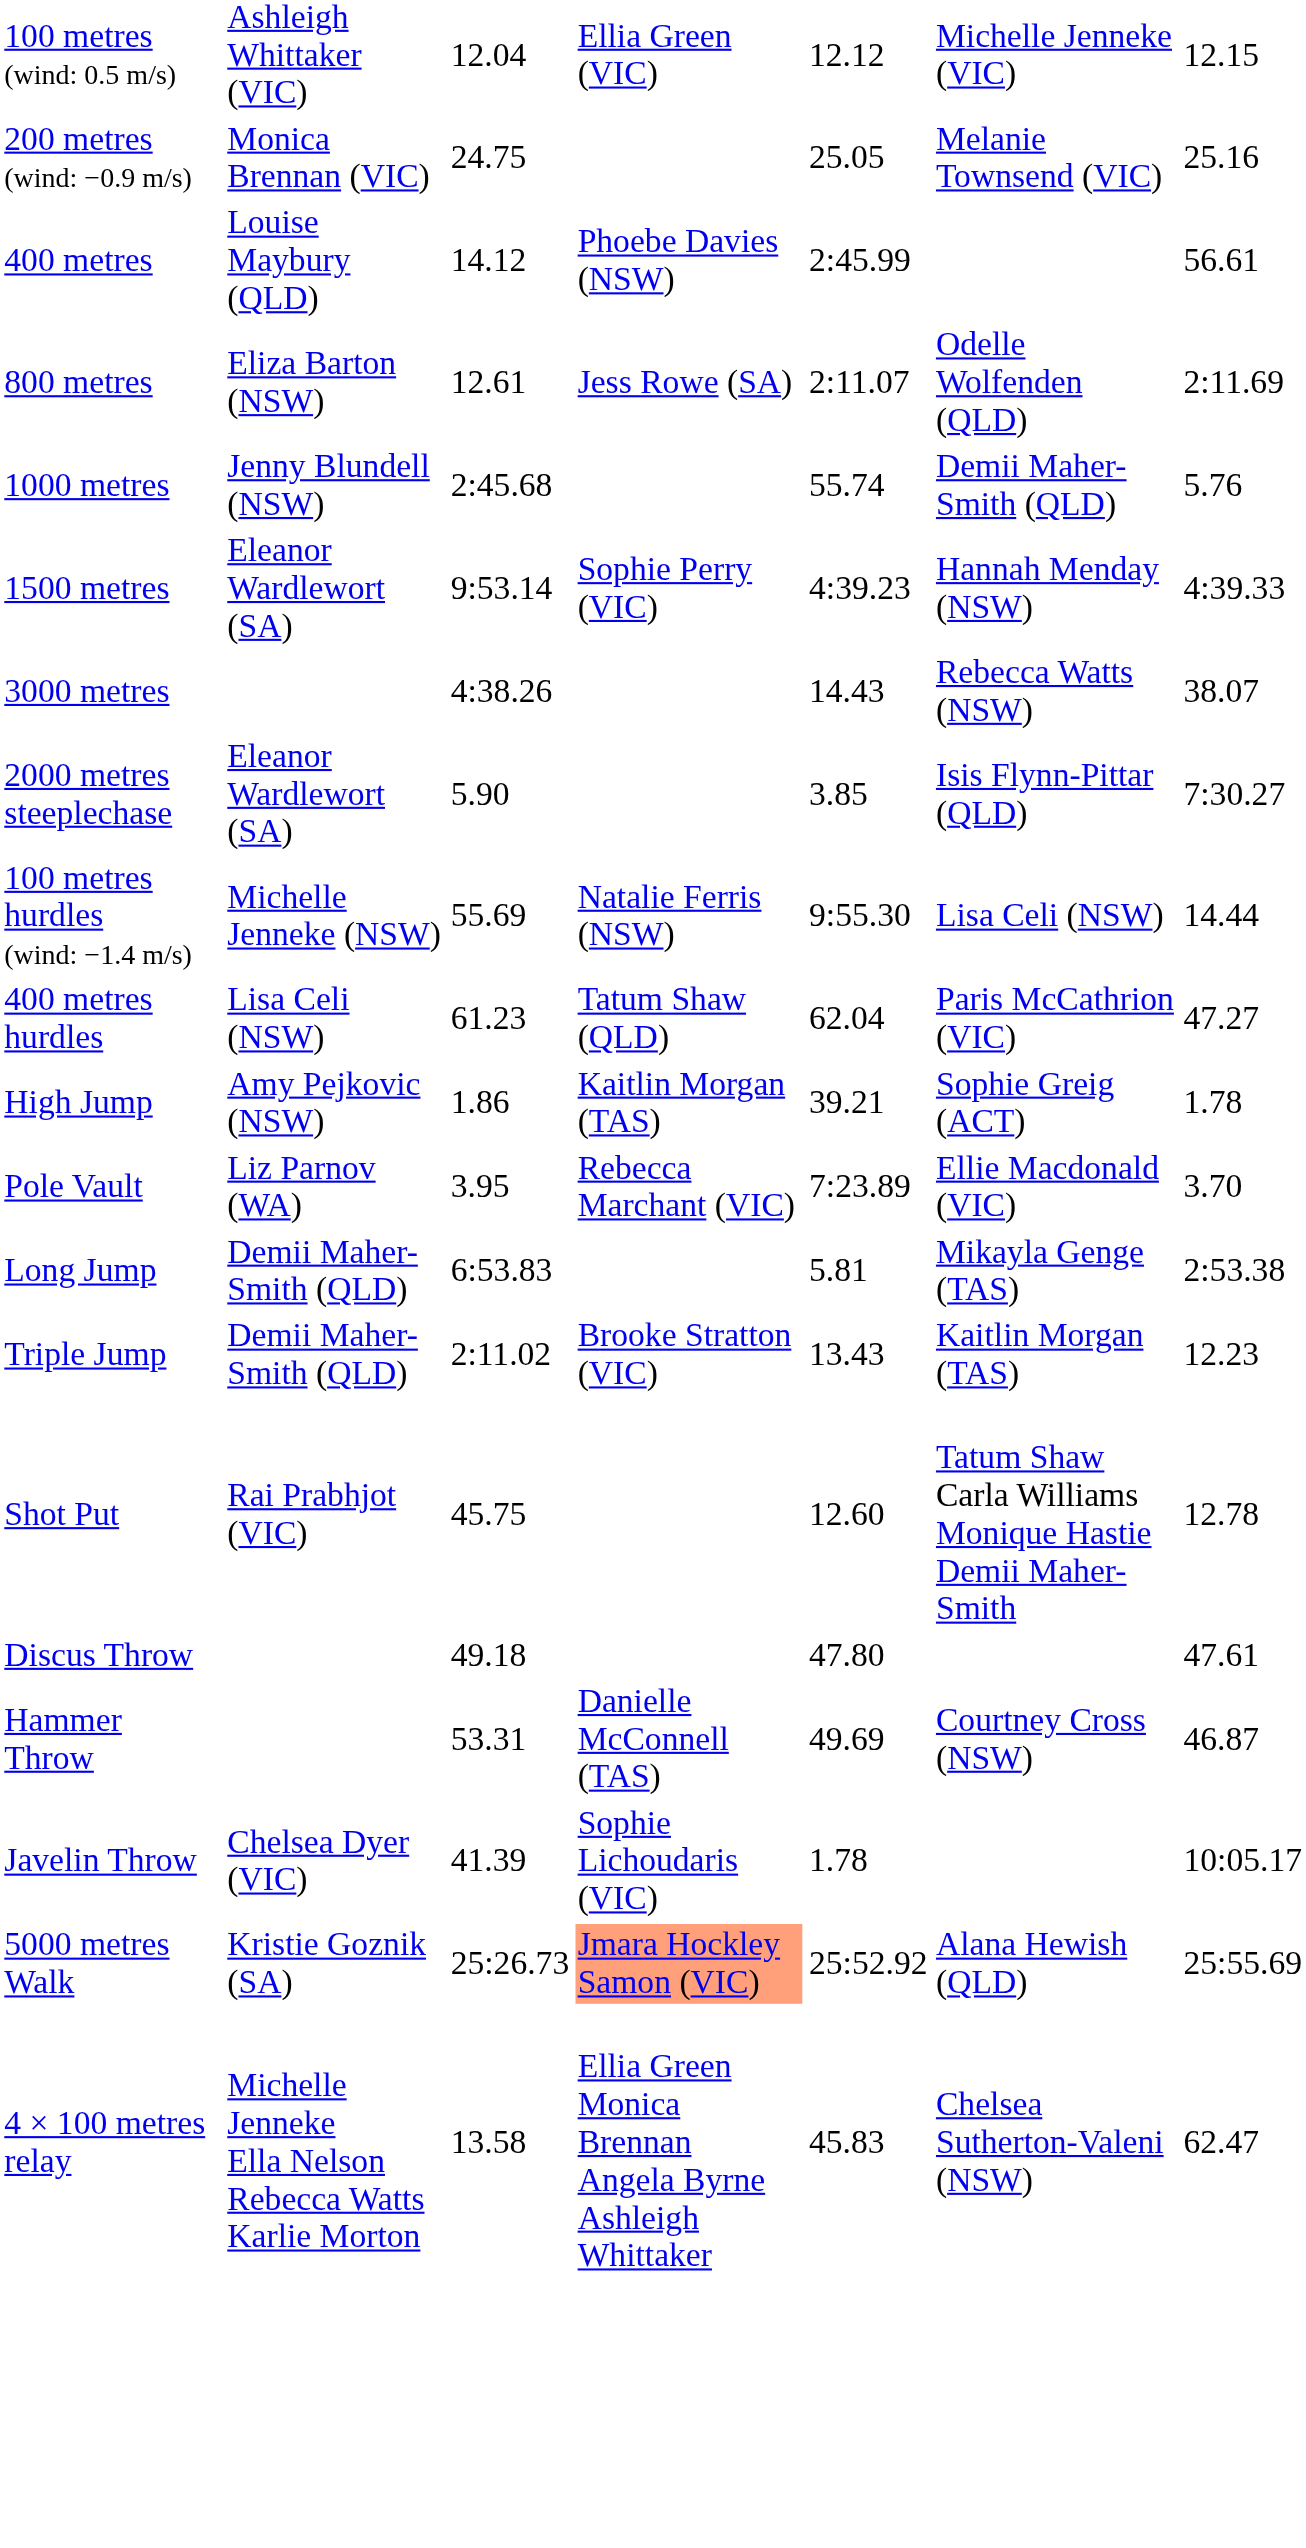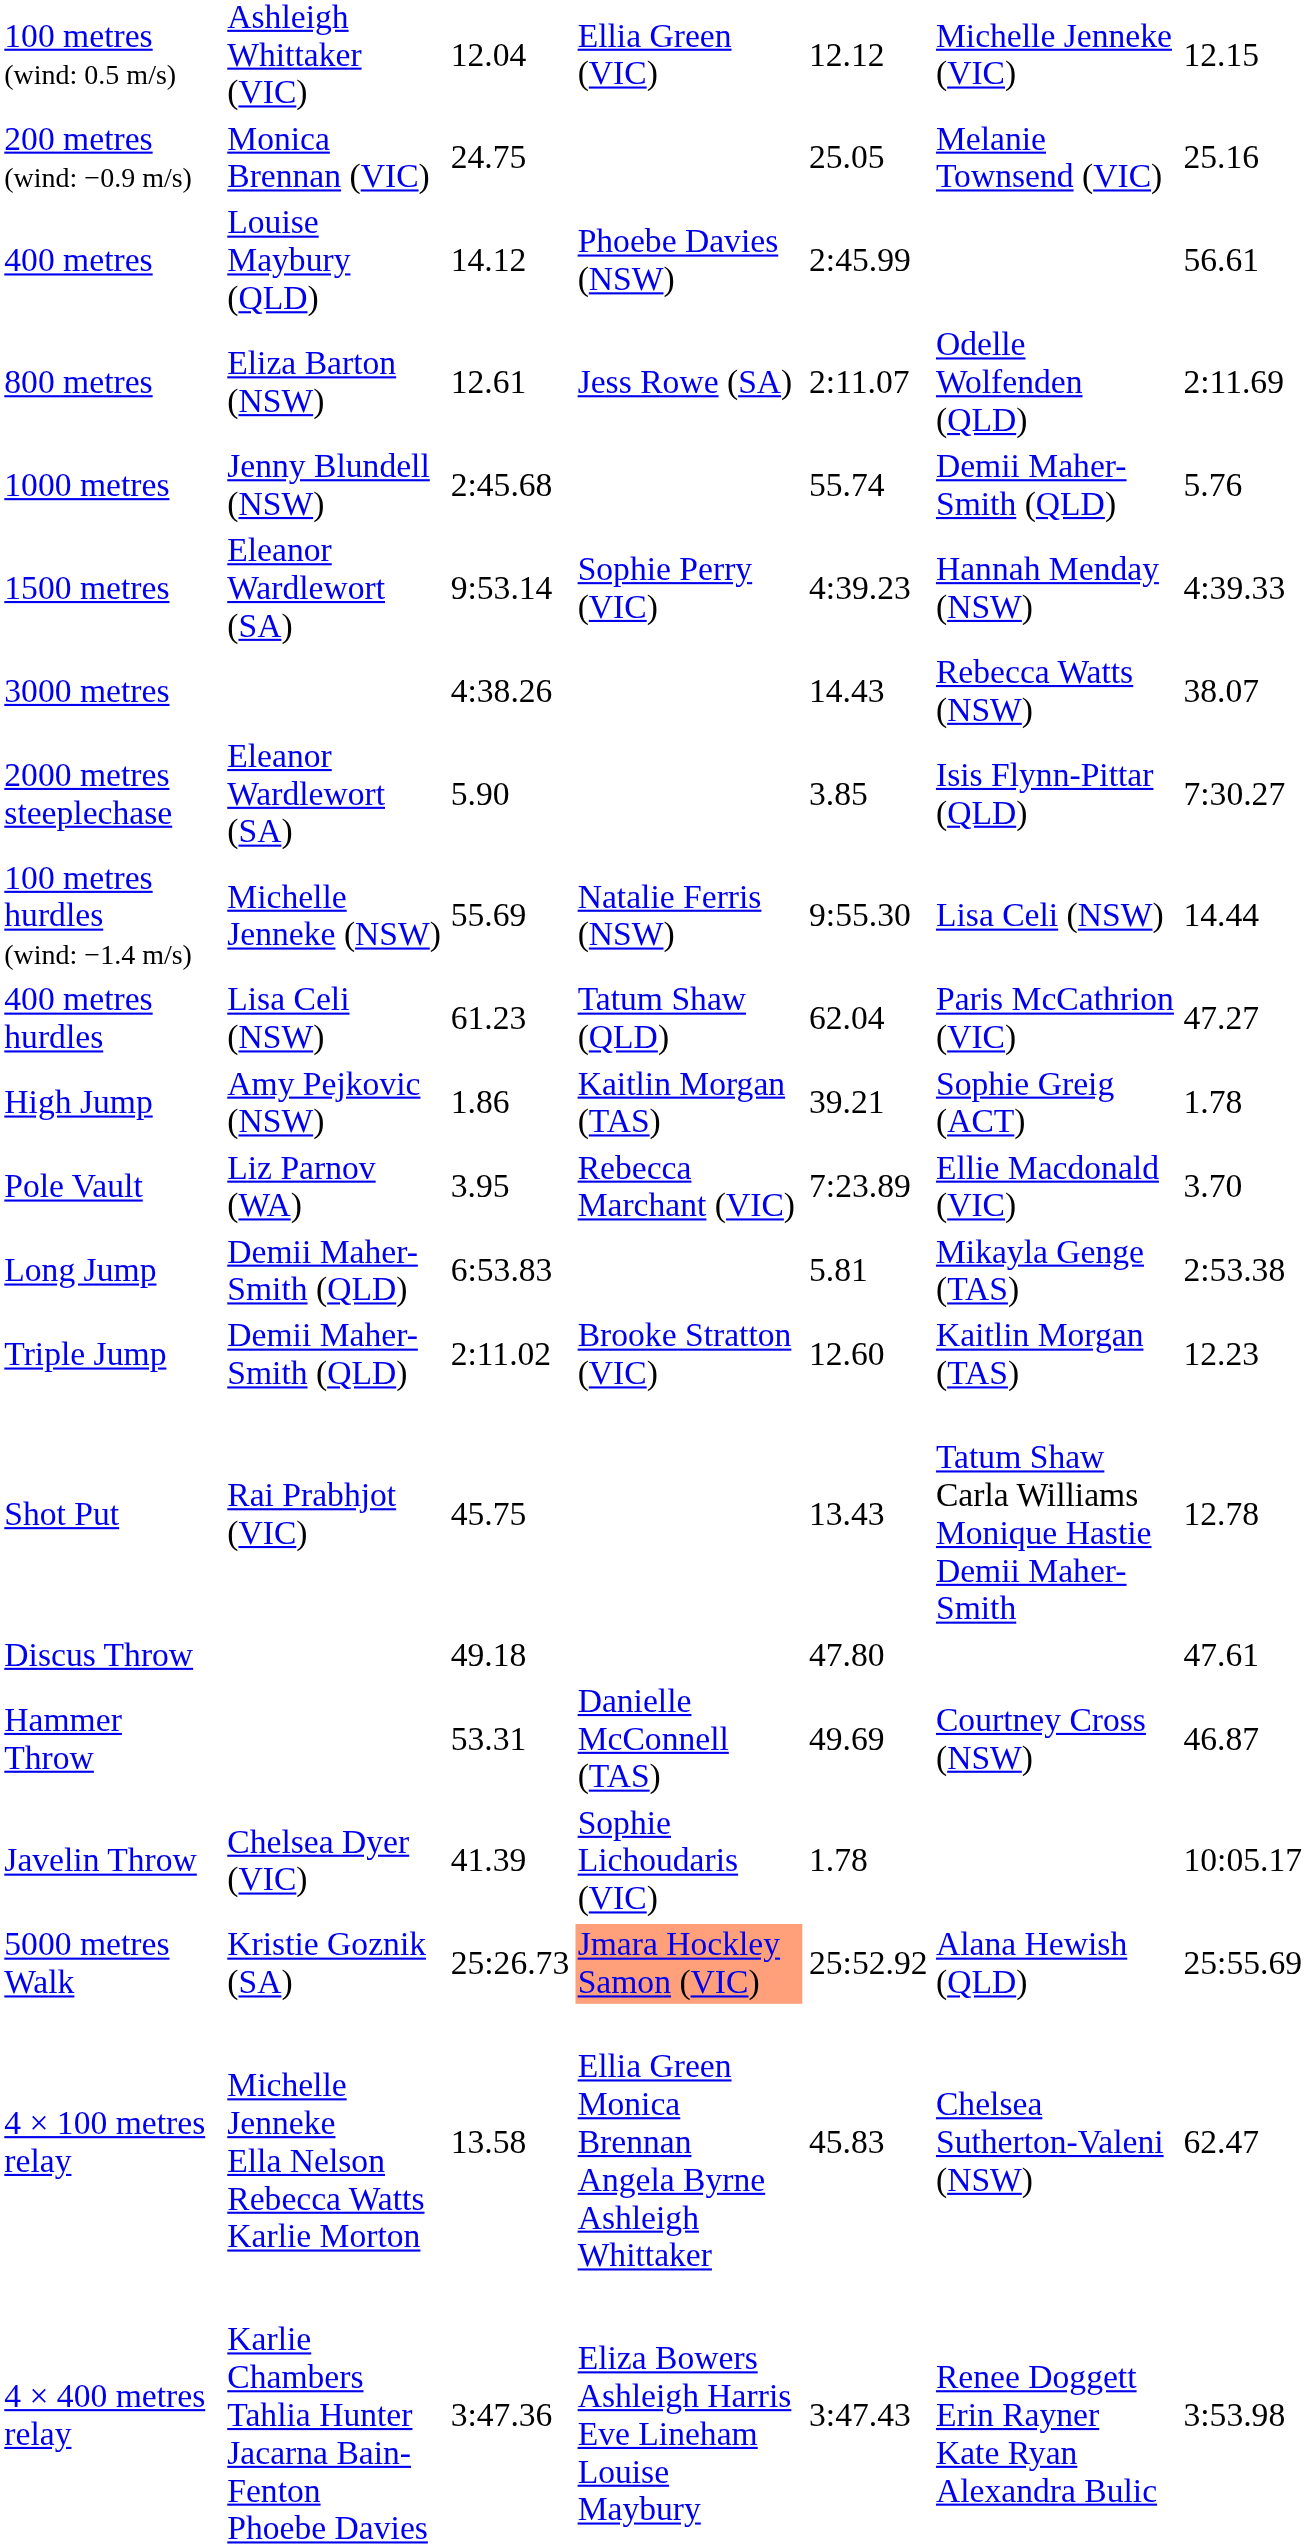(847, 1354) 13.43 -> (847, 1354) 12.60
(847, 1513) 12.60 -> (847, 1513) 13.43
+ row: (105, 2414)
